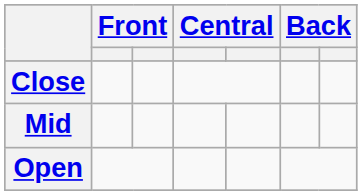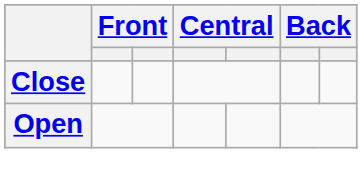- row: (48, 124)
